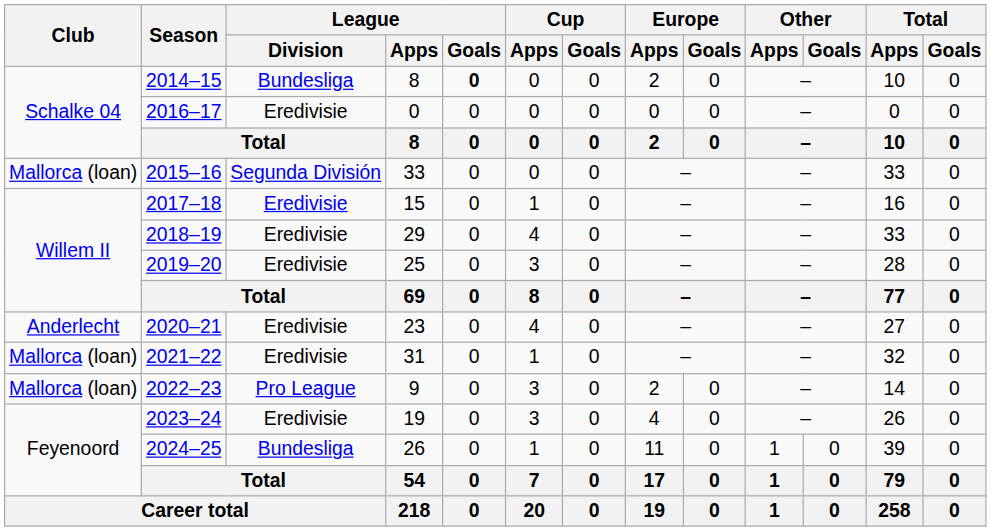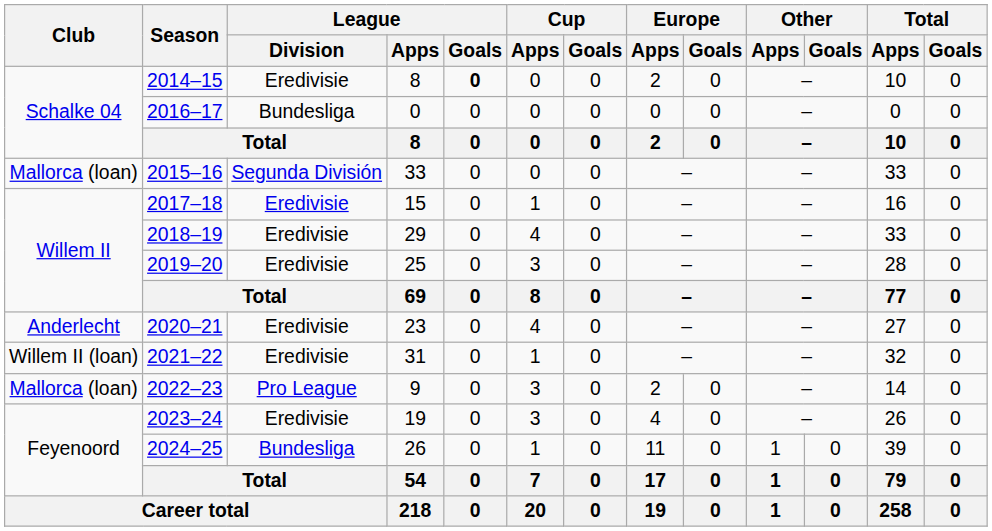(306, 81) Bundesliga -> (307, 81) Eredivisie
(306, 111) Eredivisie -> (307, 111) Bundesliga
(73, 357) Mallorca (loan) -> (74, 357) Willem II (loan)
